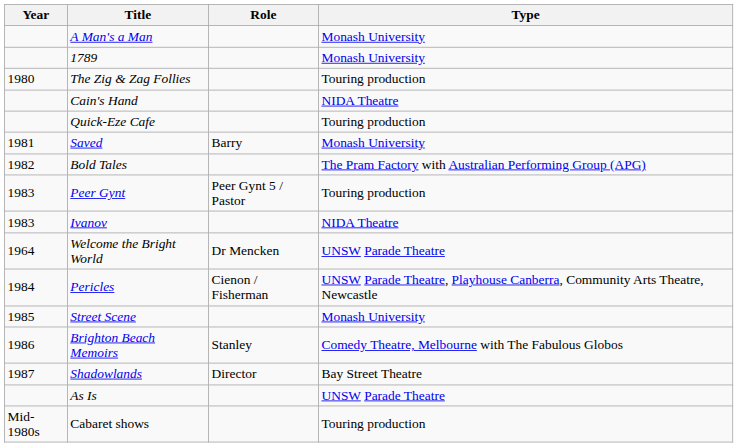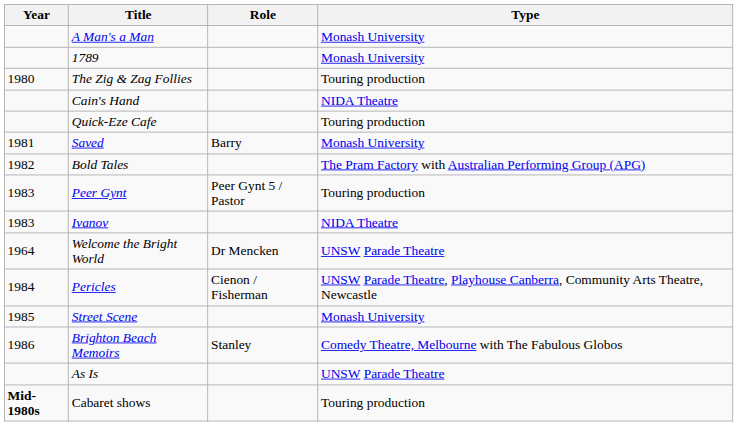- row: (106, 374)
(24, 424) normal -> (24, 402) bold
